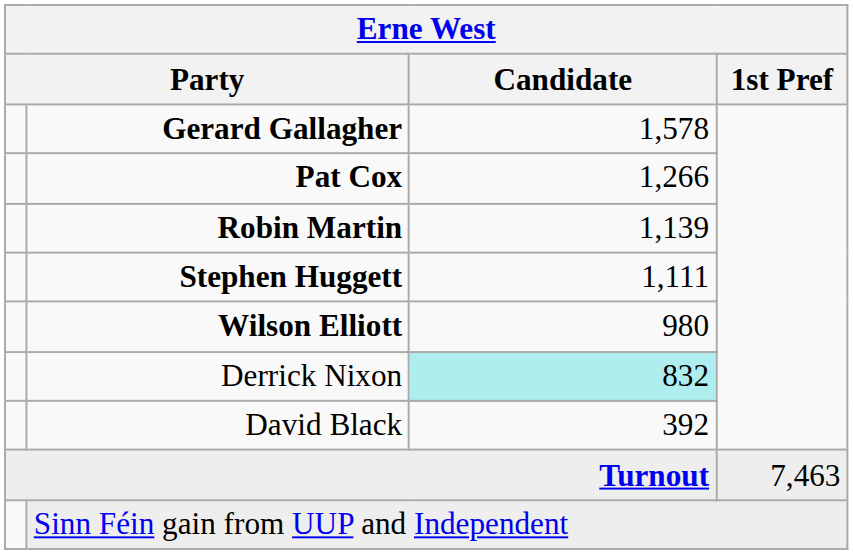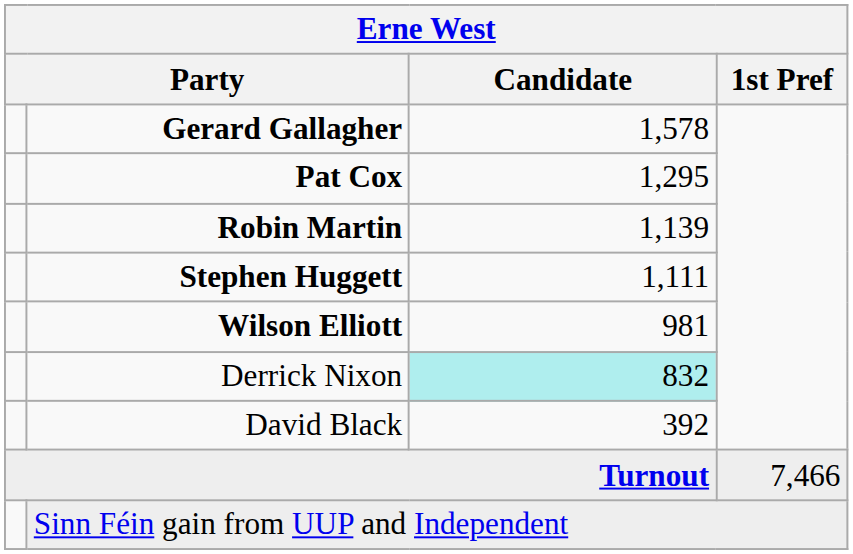(674, 177) 1,266 -> (674, 177) 1,295
(686, 326) 980 -> (686, 326) 981
(805, 474) 7,463 -> (805, 474) 7,466
